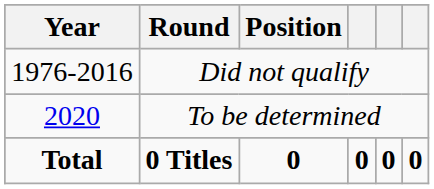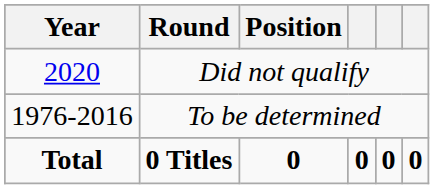(72, 71) 1976-2016 -> (72, 71) 2020
(72, 115) 2020 -> (72, 115) 1976-2016
